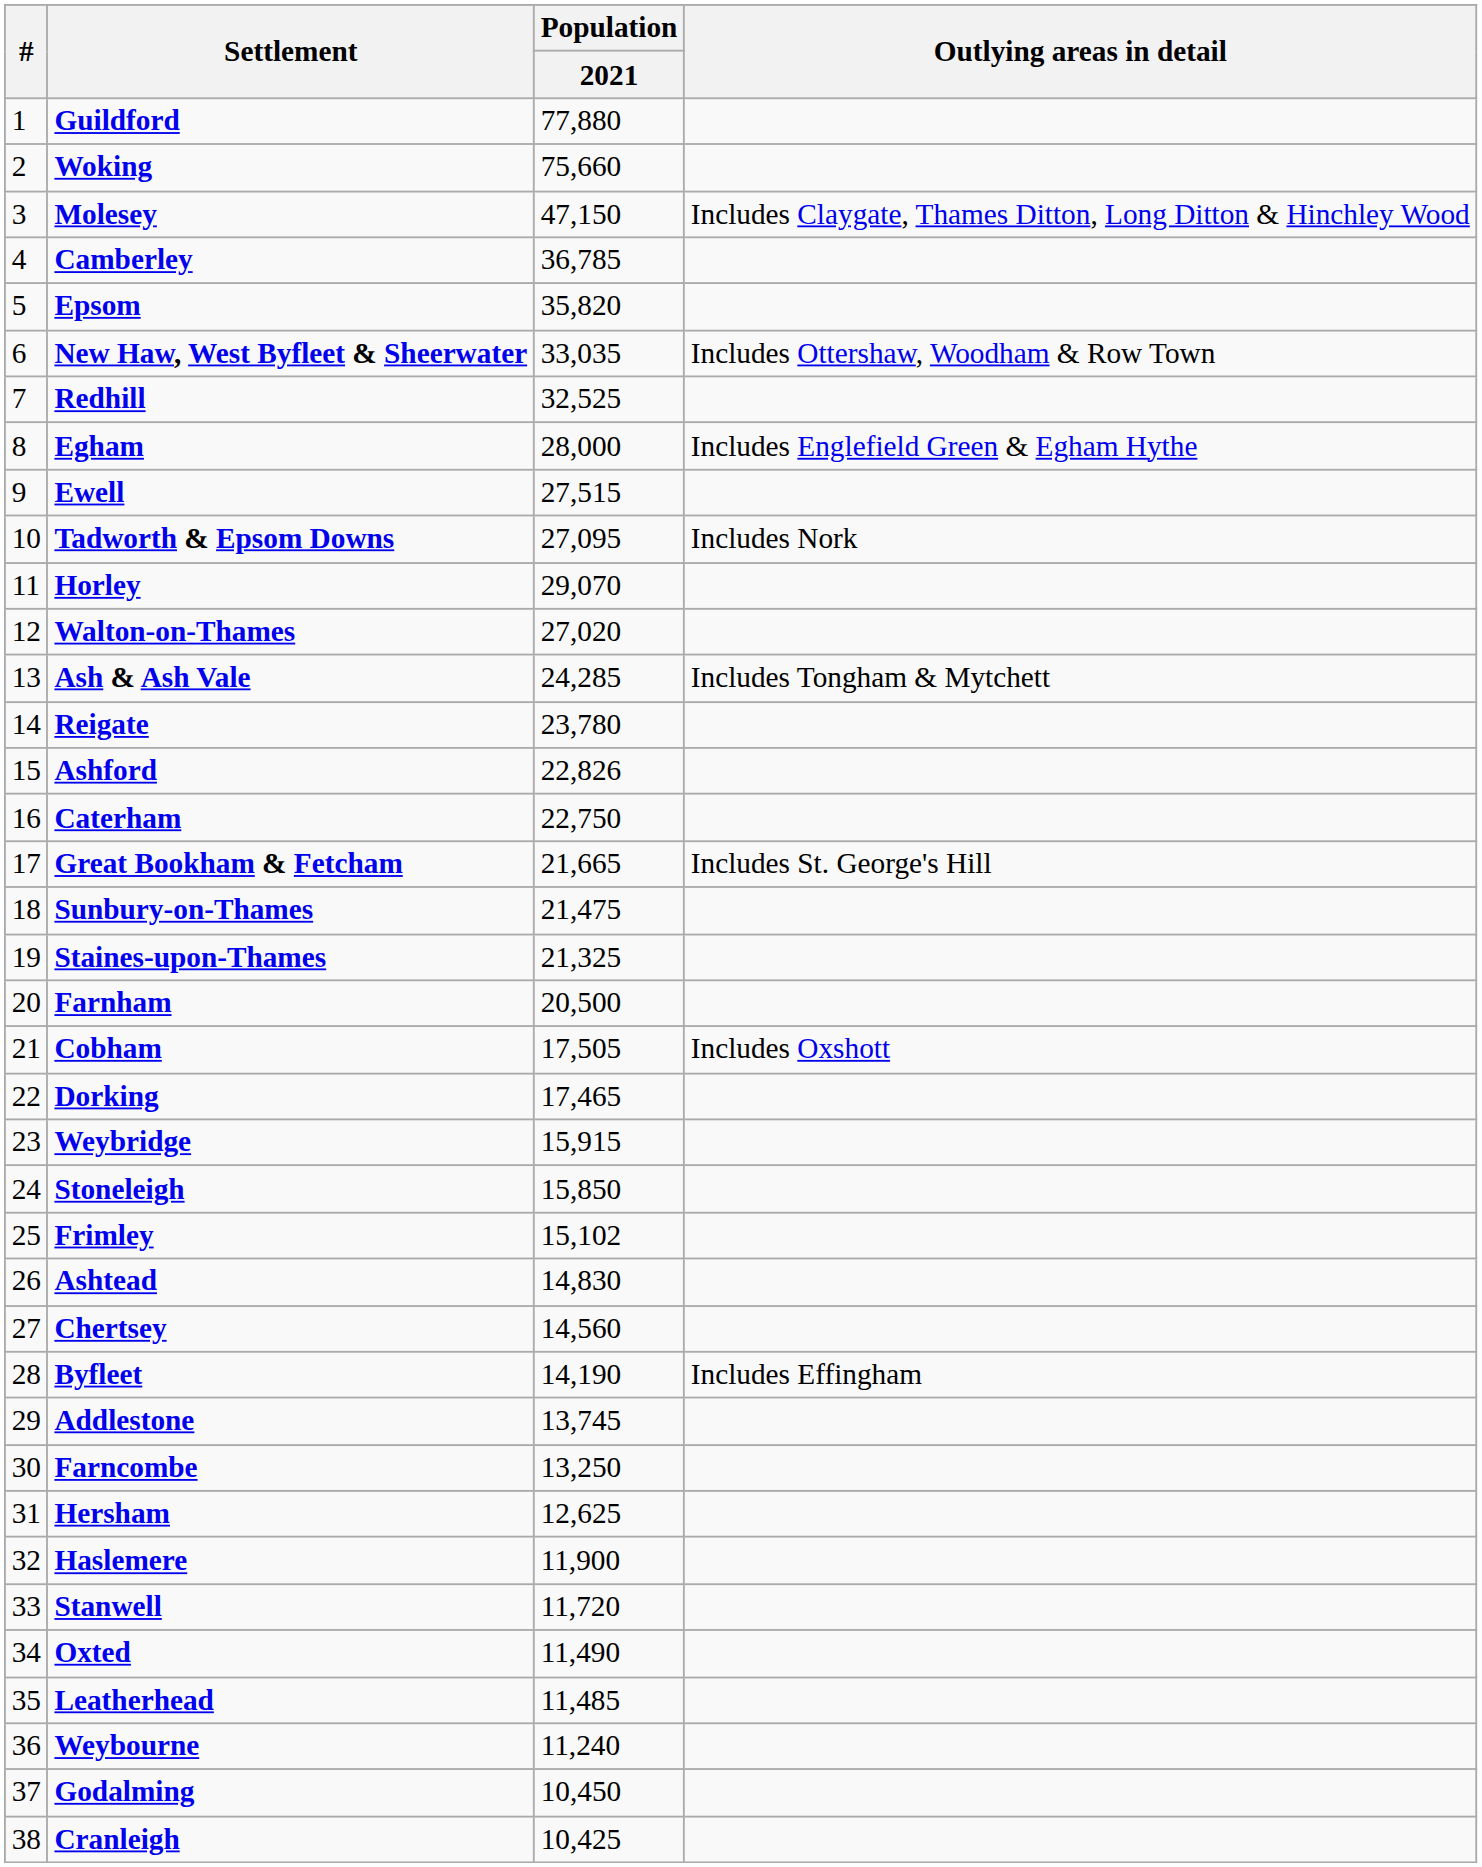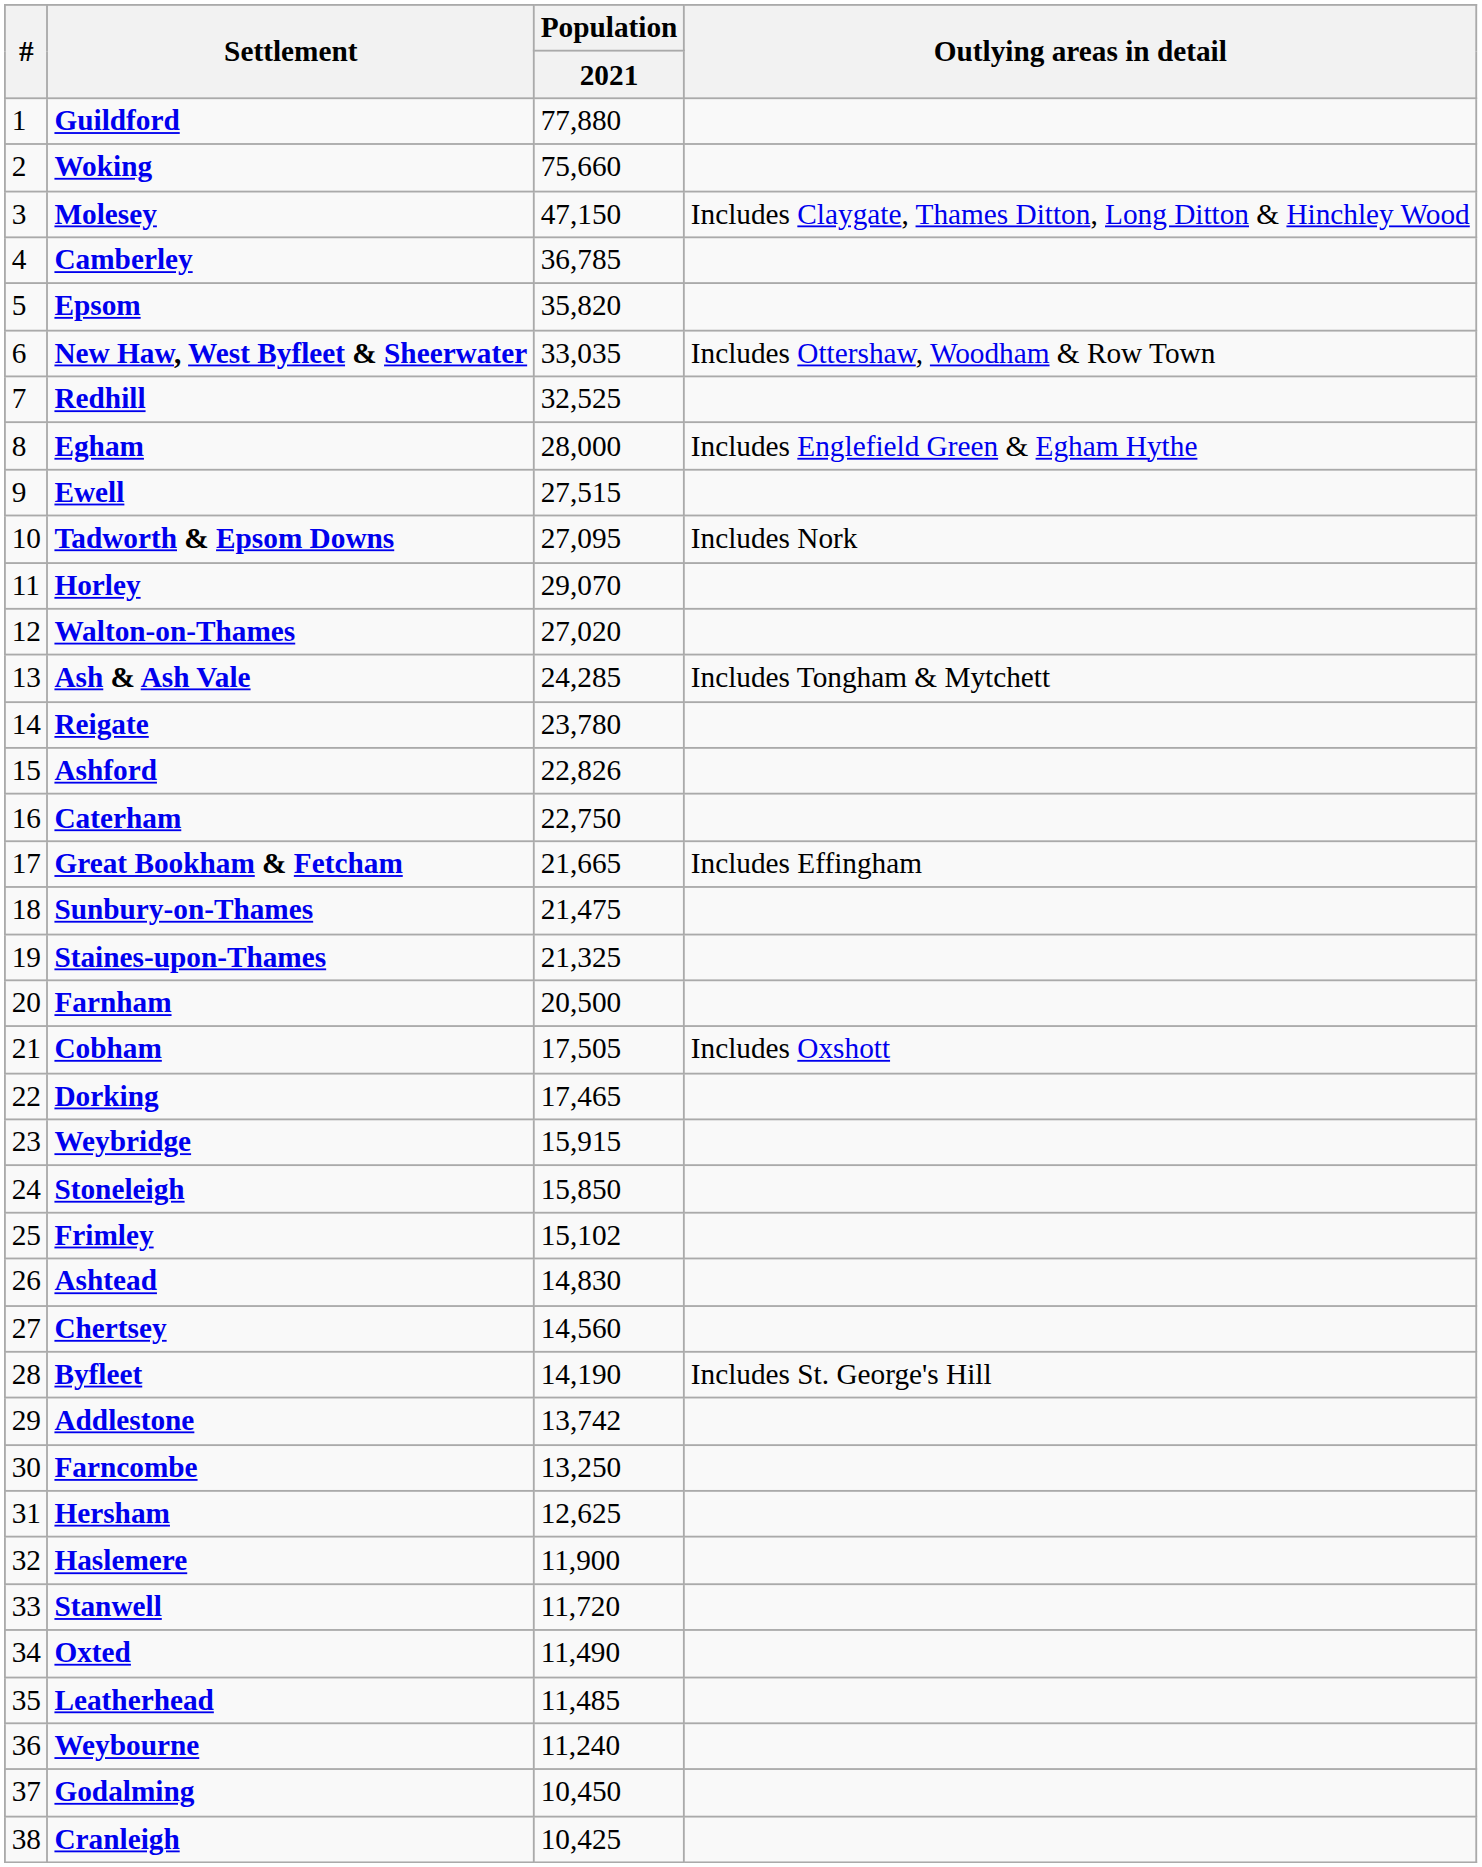(841, 863) Includes St. George's Hill -> (806, 863) Includes Effingham
(806, 1374) Includes Effingham -> (841, 1374) Includes St. George's Hill
(581, 1420) 13,745 -> (581, 1420) 13,742
